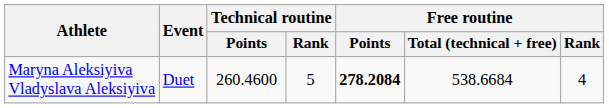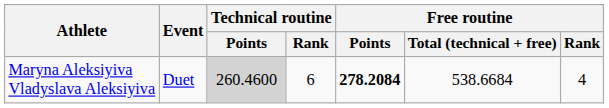(247, 80) no background -> (247, 80) lightgrey background
(311, 80) 5 -> (311, 80) 6
